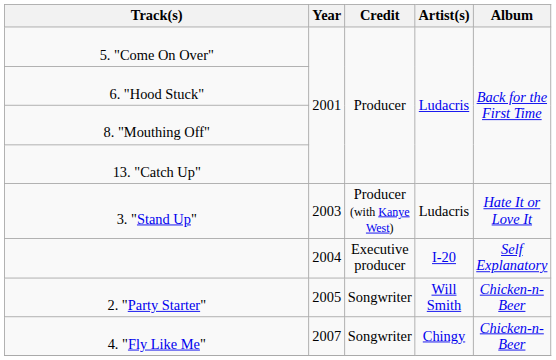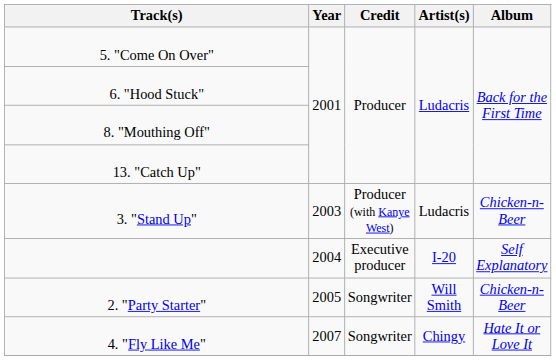(512, 211) Hate It or Love It -> (512, 211) Chicken-n-Beer
(512, 336) Chicken-n-Beer -> (512, 336) Hate It or Love It
